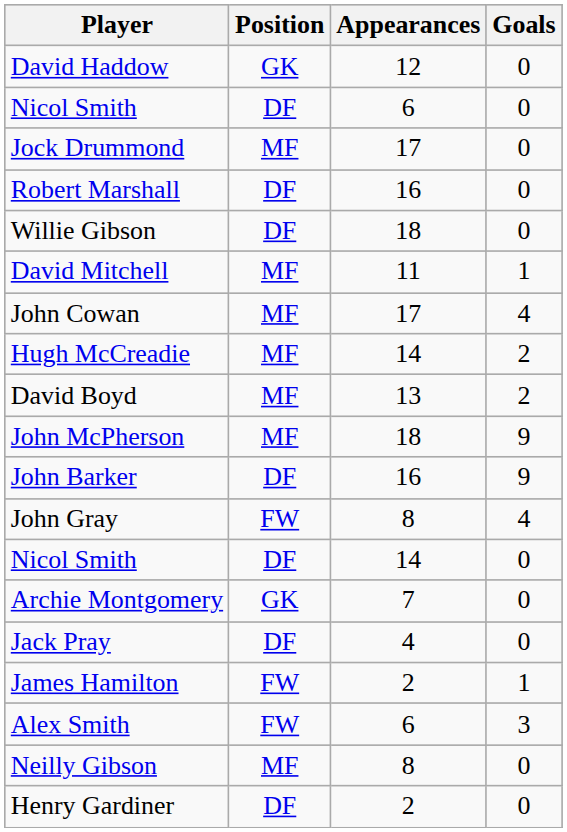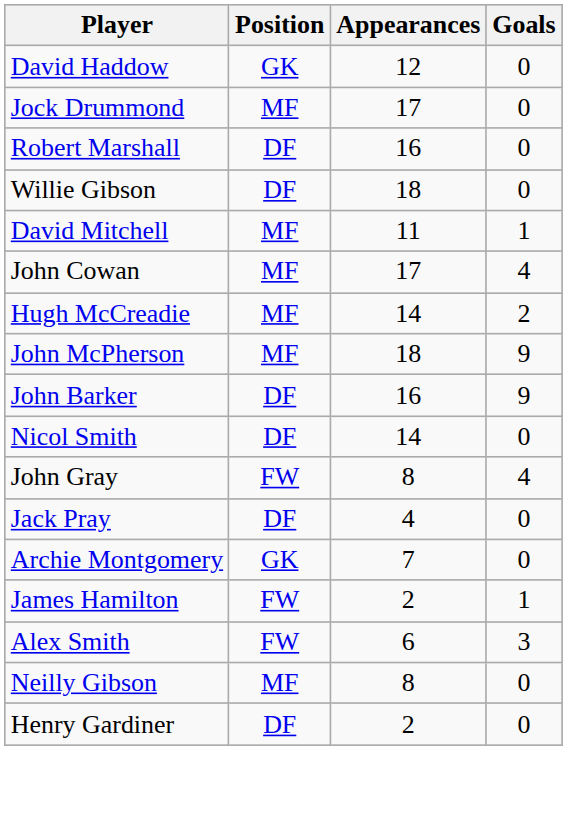- row: (74, 107)
- row: (74, 395)
rows swapped: (74, 559) <-> (64, 518)
rows swapped: (61, 641) <-> (117, 600)
